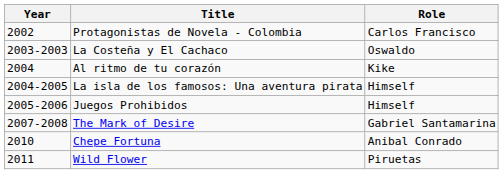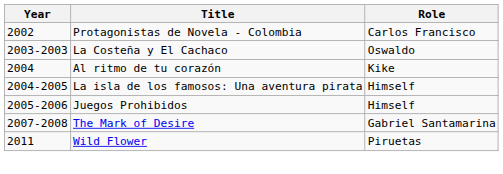- row: (117, 141)
